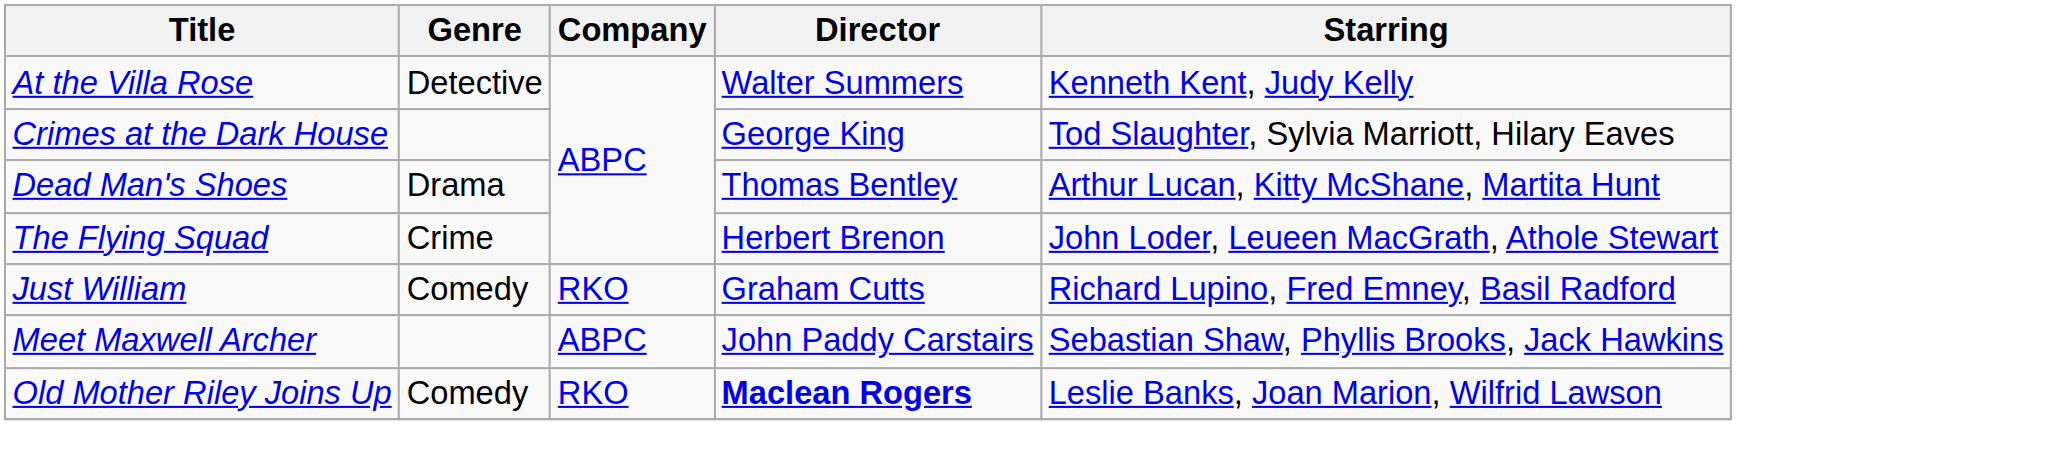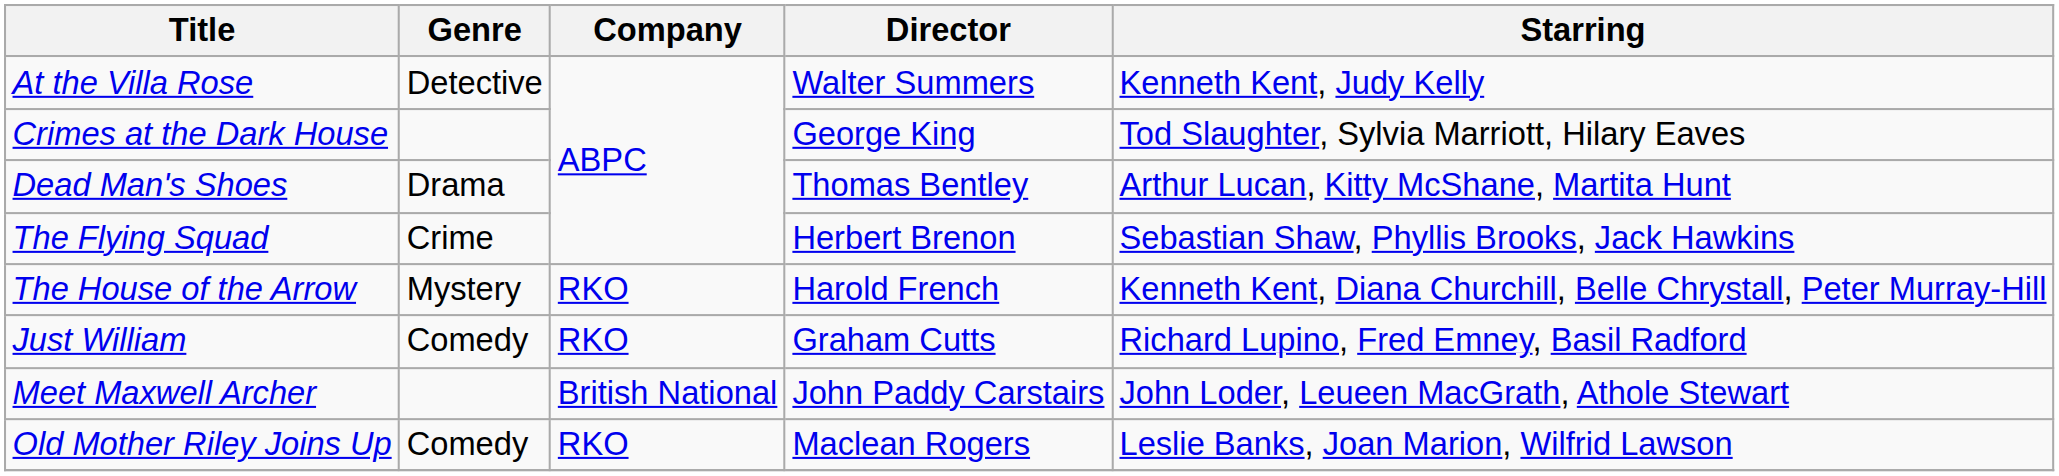(1384, 237) John Loder, Leueen MacGrath, Athole Stewart -> (1457, 237) Sebastian Shaw, Phyllis Brooks, Jack Hawkins
+ row: (184, 289)
(602, 340) ABPC -> (668, 392) British National
(1386, 340) Sebastian Shaw, Phyllis Brooks, Jack Hawkins -> (1454, 392) John Loder, Leueen MacGrath, Athole Stewart
(847, 392) bold -> (911, 444) normal
